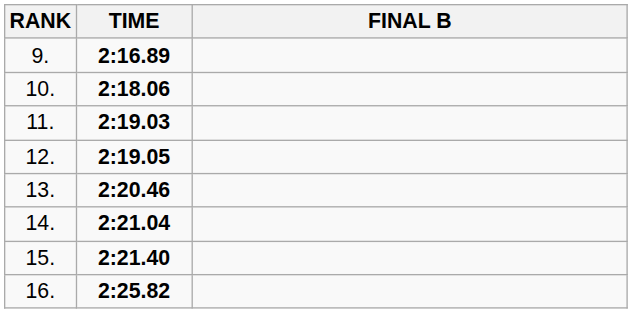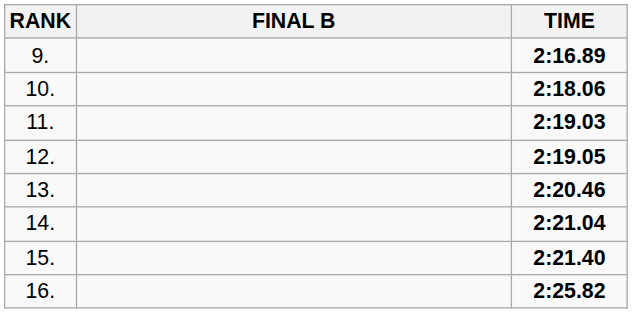columns swapped: (410, 21) <-> (134, 21)
